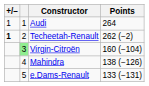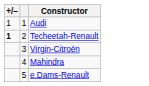- column: (122, 10)
(24, 49) lightgreen background -> (24, 49) no background
